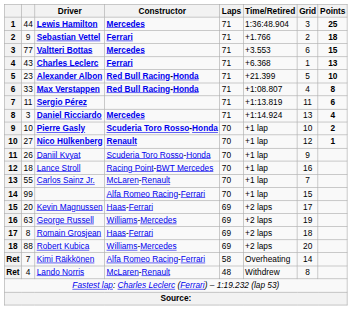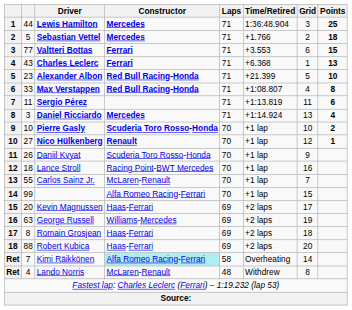(28, 37) 9 -> (28, 37) 5
(120, 37) Ferrari -> (126, 37) Mercedes
(126, 50) Mercedes -> (120, 50) Ferrari
(142, 246) Williams-Mercedes -> (130, 246) Haas-Ferrari
(156, 259) no background -> (156, 259) paleturquoise background
